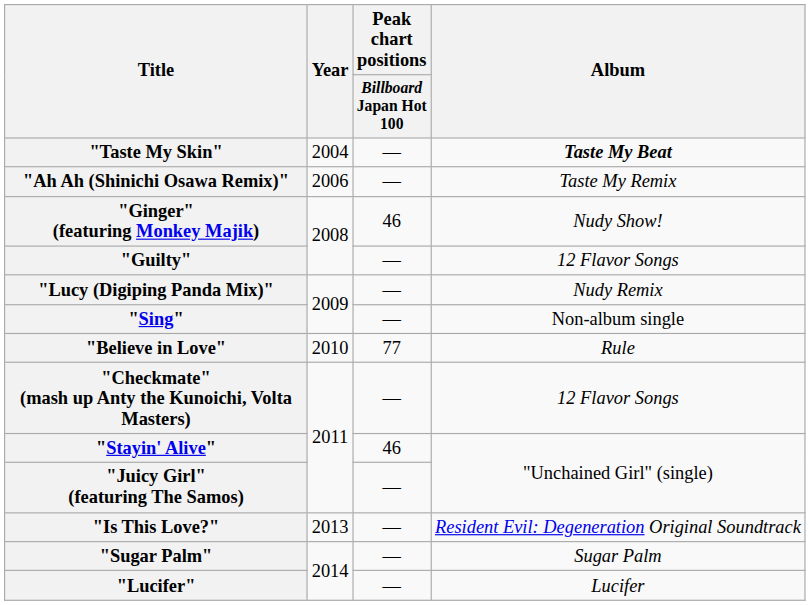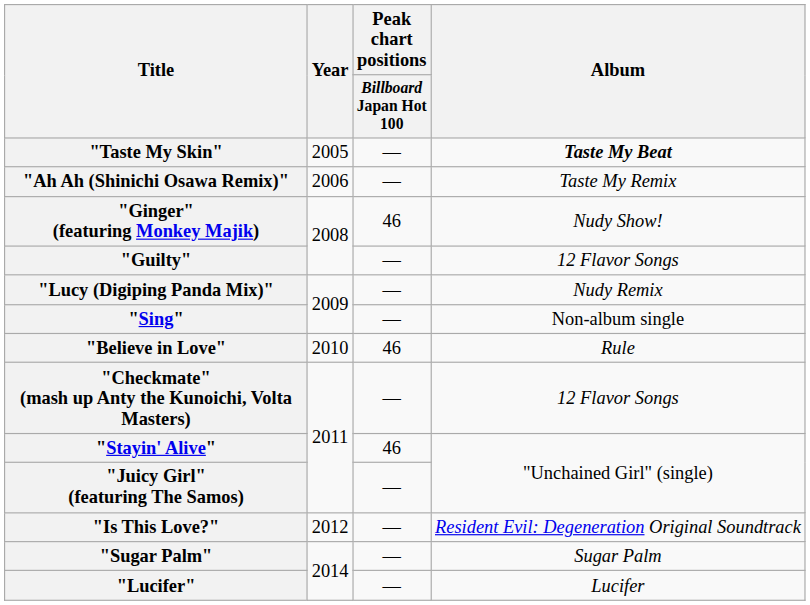(330, 152) 2004 -> (330, 152) 2005
(392, 348) 77 -> (392, 348) 46
(330, 526) 2013 -> (330, 526) 2012
